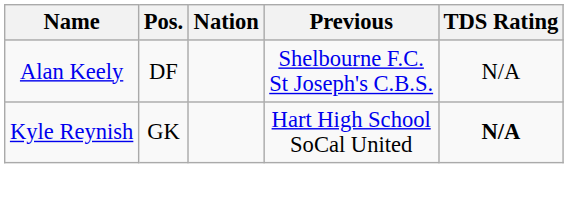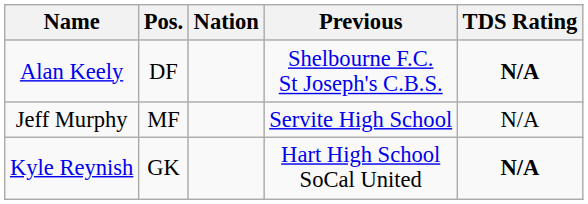(501, 70) normal -> (520, 70) bold
+ row: (72, 119)
